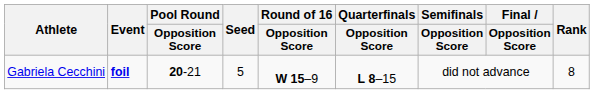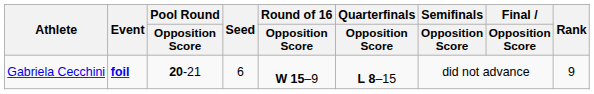(240, 72) 5 -> (240, 72) 6
(572, 72) 8 -> (572, 72) 9
